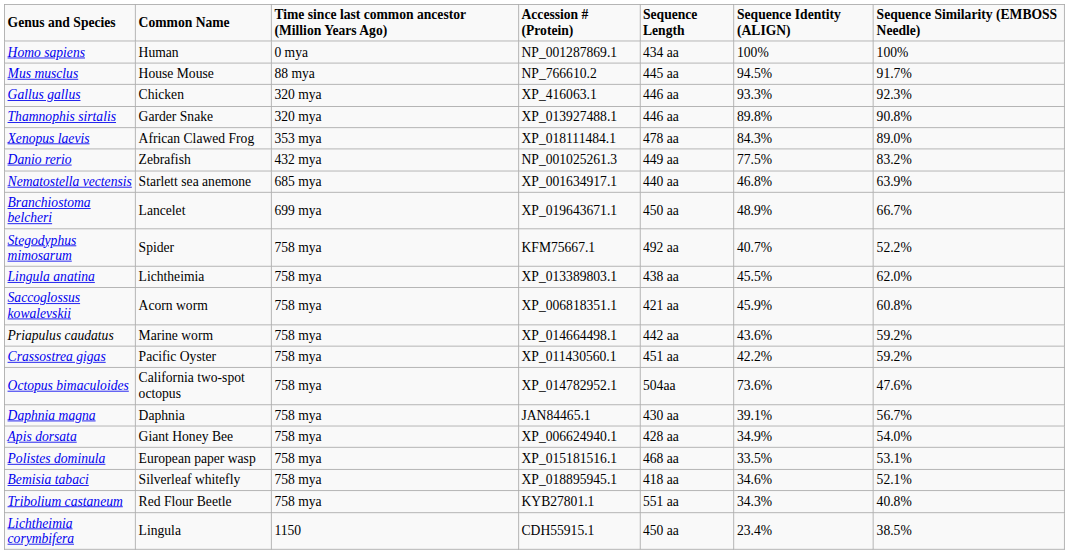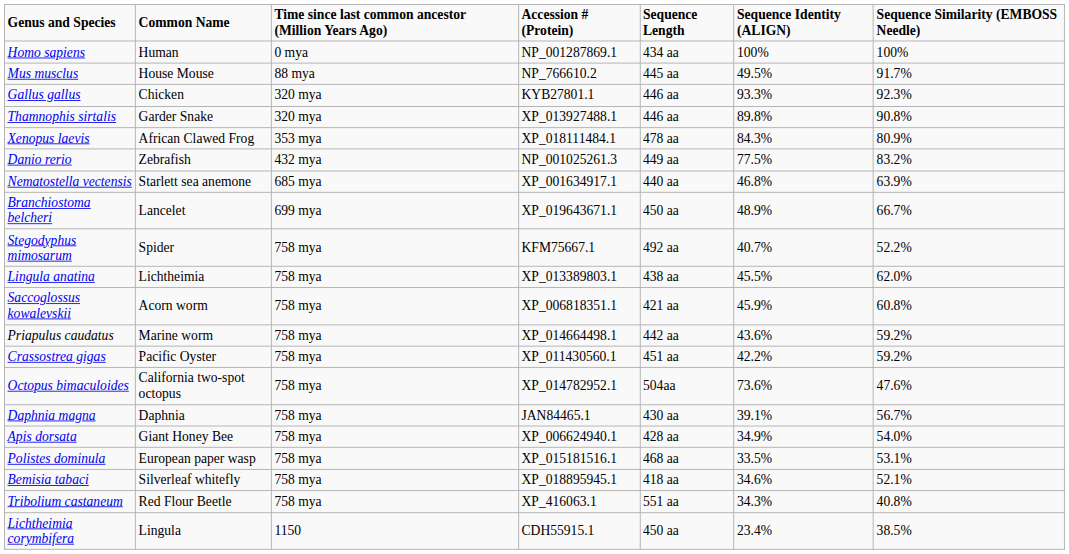(755, 73) 94.5% -> (755, 73) 49.5%
(559, 95) XP_416063.1 -> (558, 95) KYB27801.1
(894, 138) 89.0% -> (894, 138) 80.9%
(558, 501) KYB27801.1 -> (559, 501) XP_416063.1
